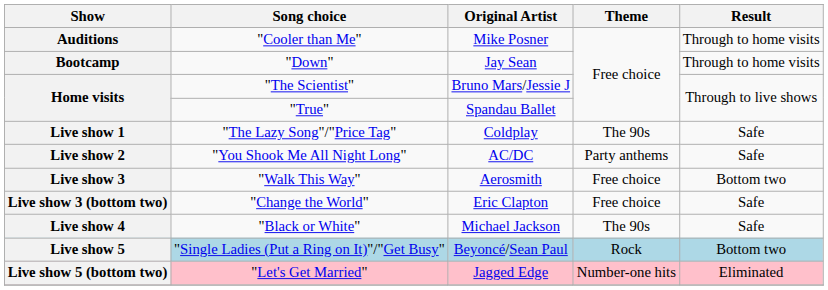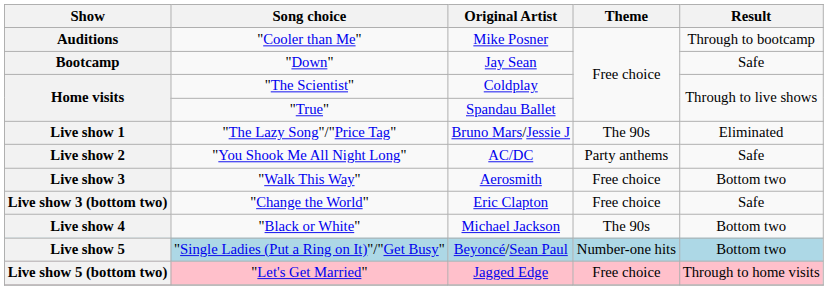(751, 39) Through to home visits -> (751, 39) Through to bootcamp
(751, 62) Through to home visits -> (751, 62) Safe
(511, 86) Bruno Mars/Jessie J -> (511, 86) Coldplay
(511, 132) Coldplay -> (511, 132) Bruno Mars/Jessie J
(751, 132) Safe -> (751, 132) Eliminated
(751, 226) Safe -> (751, 226) Bottom two
(626, 249) Rock -> (626, 249) Number-one hits
(626, 272) Number-one hits -> (626, 272) Free choice
(751, 272) Eliminated -> (751, 272) Through to home visits
